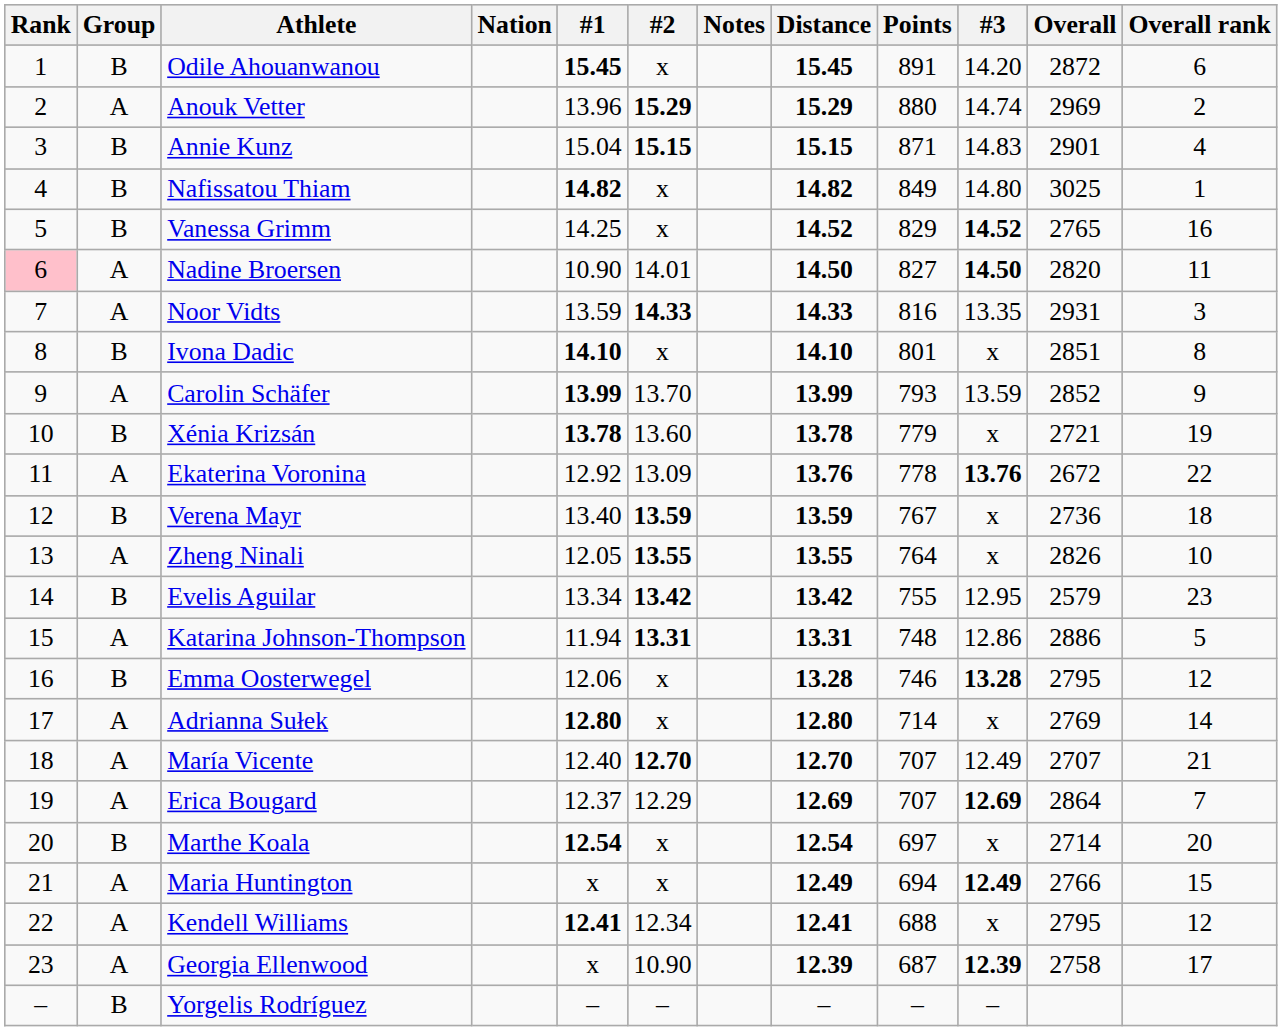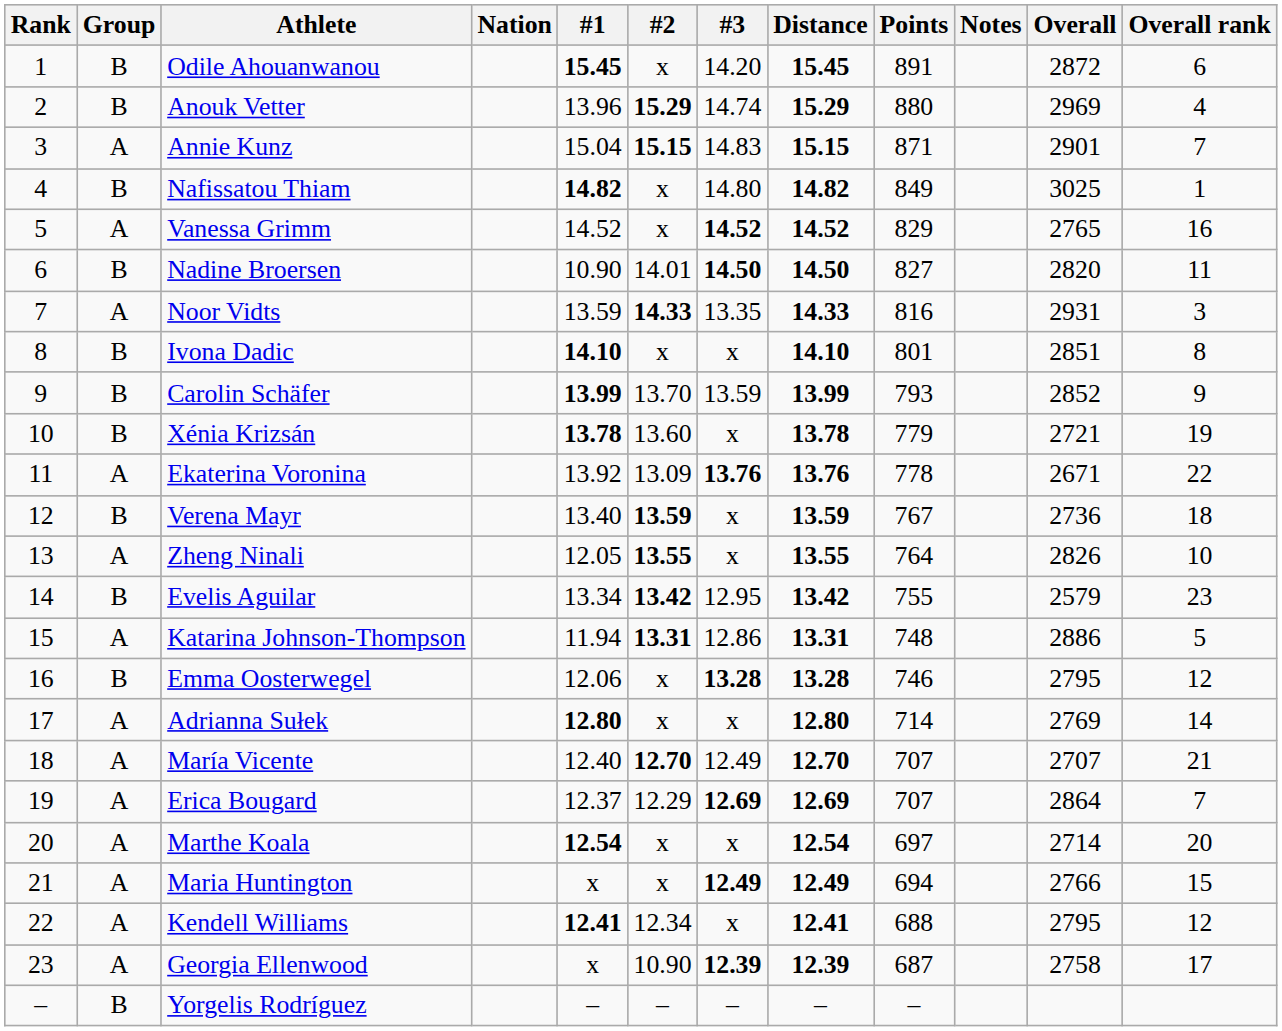columns swapped: (993, 24) <-> (734, 24)
(119, 106) A -> (119, 106) B
(1200, 106) 2 -> (1200, 106) 4
(119, 147) B -> (119, 147) A
(1200, 147) 4 -> (1200, 147) 7
(119, 229) B -> (119, 229) A
(593, 229) 14.25 -> (593, 229) 14.52
(41, 270) pink background -> (41, 270) no background
(119, 270) A -> (119, 270) B
(119, 392) A -> (119, 392) B
(593, 474) 12.92 -> (593, 474) 13.92
(1075, 474) 2672 -> (1075, 474) 2671
(119, 842) B -> (119, 842) A
